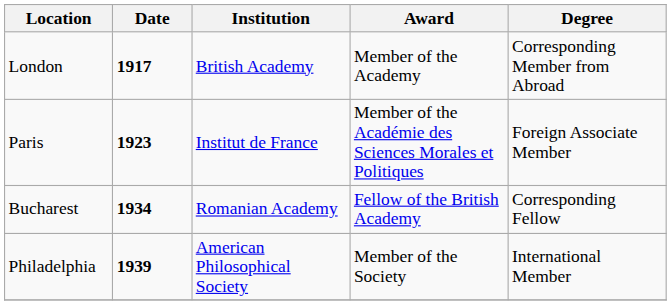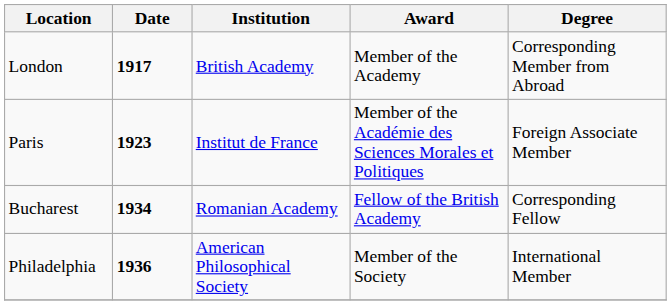(134, 266) 1939 -> (134, 266) 1936
